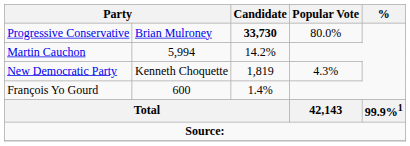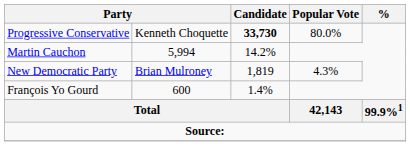(173, 33) Brian Mulroney -> (181, 33) Kenneth Choquette
(181, 71) Kenneth Choquette -> (173, 71) Brian Mulroney
